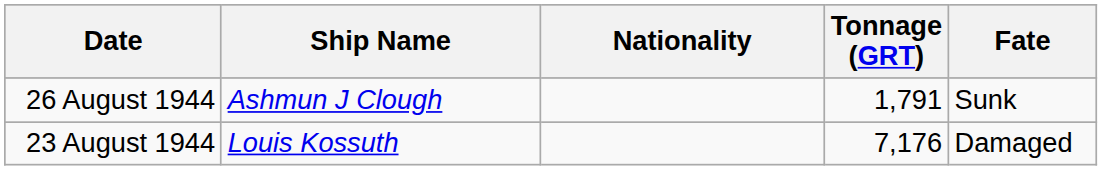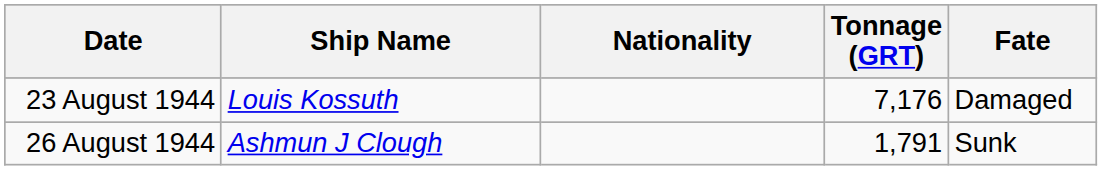rows swapped: (121, 142) <-> (121, 99)
